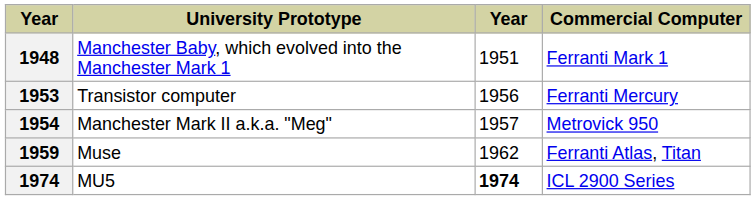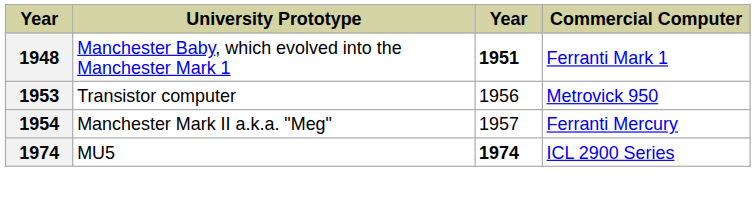(499, 57) normal -> (499, 57) bold
(612, 96) Ferranti Mercury -> (602, 96) Metrovick 950
(602, 124) Metrovick 950 -> (612, 124) Ferranti Mercury
- row: (99, 153)
